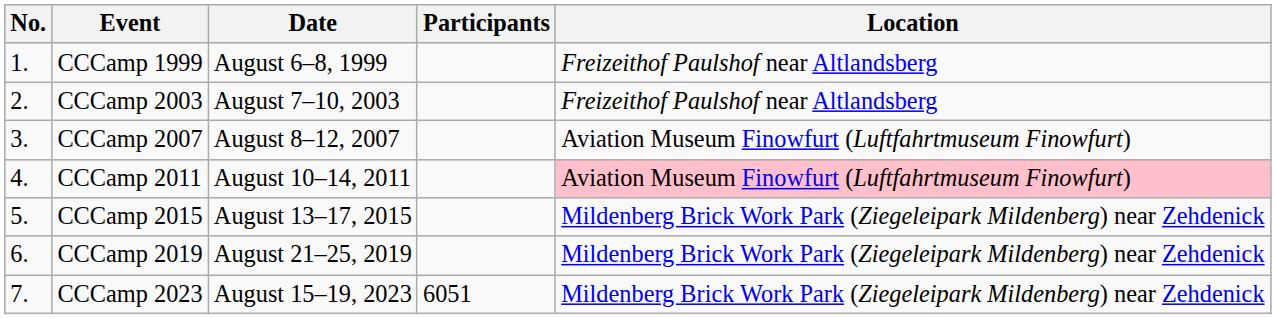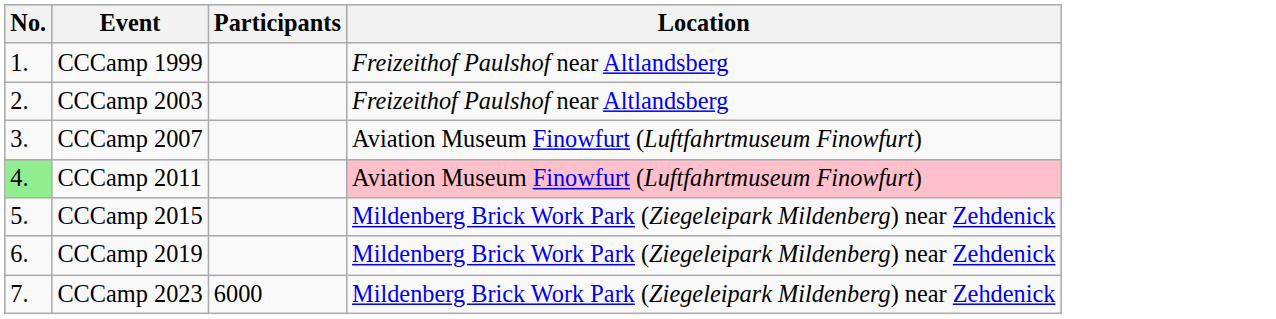- column: (313, 23)
(19, 178) no background -> (19, 178) lightgreen background
(447, 293) 6051 -> (238, 293) 6000
